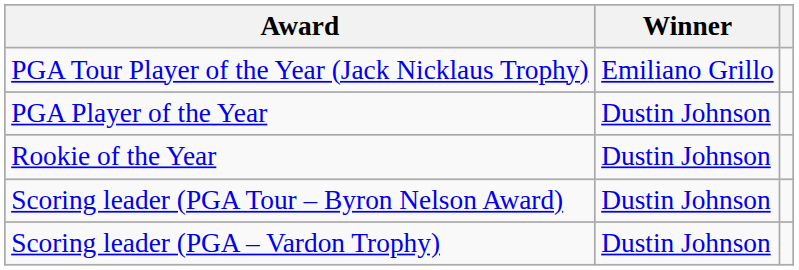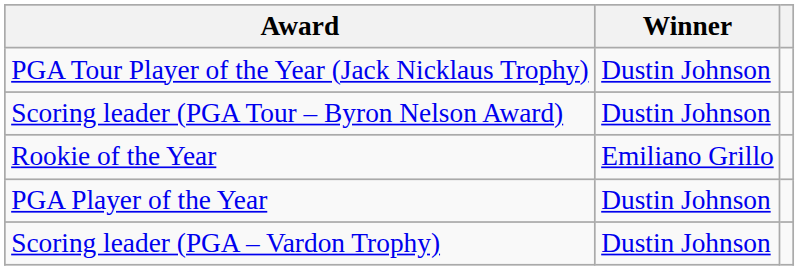(687, 69) Emiliano Grillo -> (686, 69) Dustin Johnson
rows swapped: (139, 112) <-> (287, 199)
(686, 156) Dustin Johnson -> (687, 156) Emiliano Grillo
